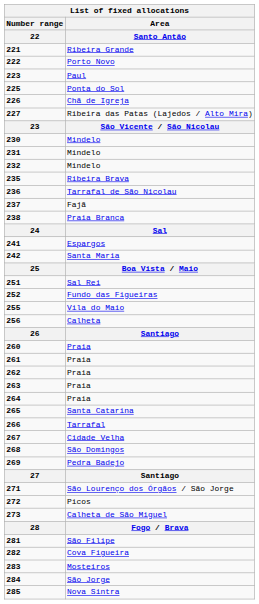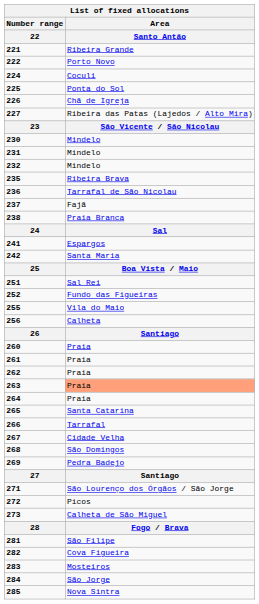- row: (13, 75)
+ row: (13, 75)
(79, 386) no background -> (79, 386) lightsalmon background
